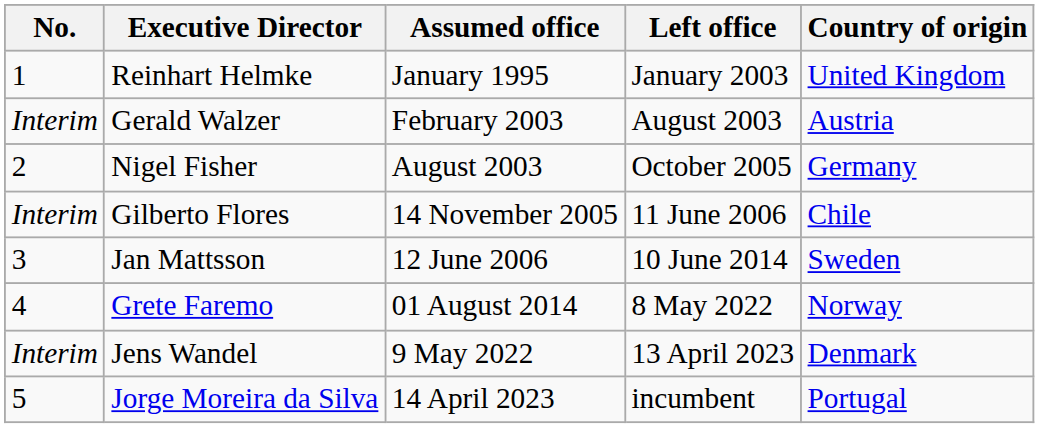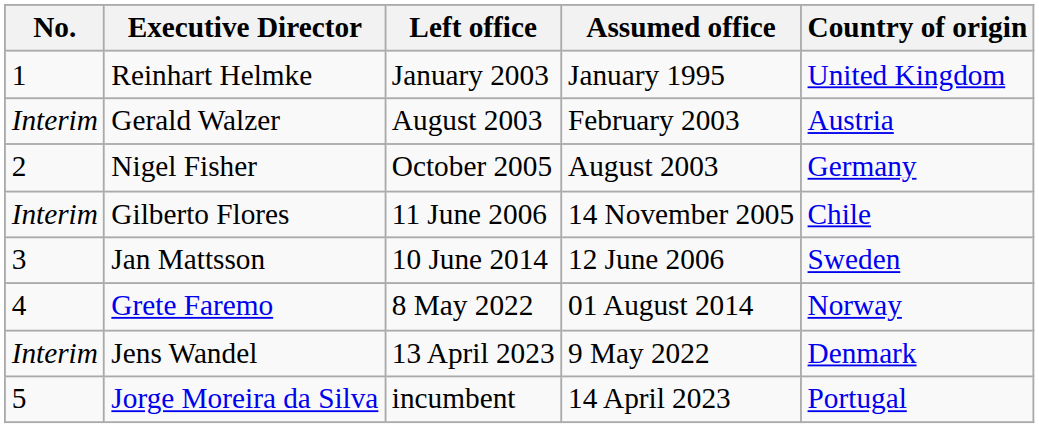columns swapped: (505, 27) <-> (713, 27)
